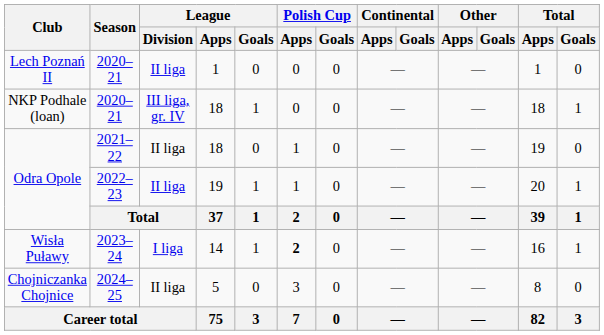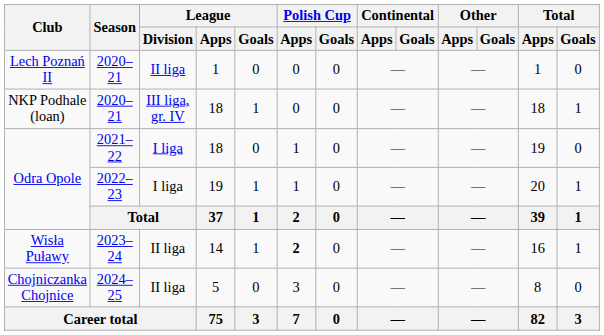(168, 147) II liga -> (168, 147) I liga
(168, 186) II liga -> (168, 186) I liga
(168, 248) I liga -> (168, 248) II liga
